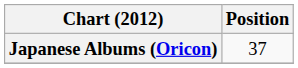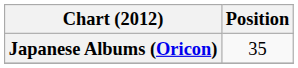(258, 48) 37 -> (258, 48) 35
